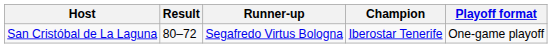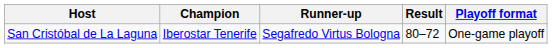columns swapped: (396, 14) <-> (181, 14)
